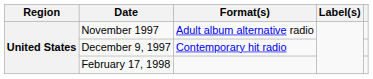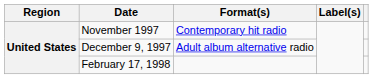(245, 30) Adult album alternative radio -> (231, 30) Contemporary hit radio
(231, 47) Contemporary hit radio -> (245, 47) Adult album alternative radio
